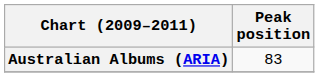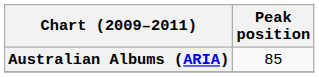(273, 60) 83 -> (273, 60) 85
